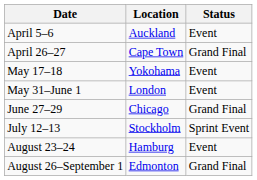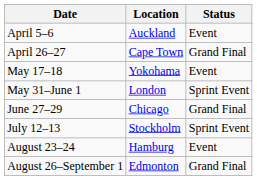(203, 90) Event -> (219, 90) Sprint Event
